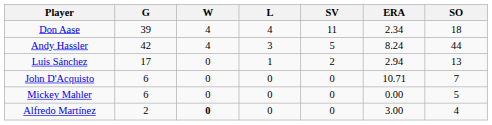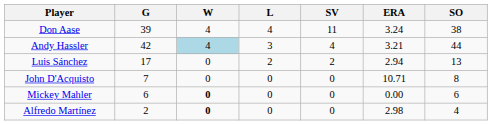(394, 29) 2.34 -> (394, 29) 3.24
(456, 29) 18 -> (456, 29) 38
(208, 45) no background -> (208, 45) lightblue background
(332, 45) 5 -> (332, 45) 4
(394, 45) 8.24 -> (394, 45) 3.21
(270, 62) 1 -> (270, 62) 2
(146, 78) 6 -> (146, 78) 7
(456, 78) 7 -> (456, 78) 8
(208, 95) normal -> (208, 95) bold
(456, 95) 5 -> (456, 95) 6
(394, 111) 3.00 -> (394, 111) 2.98
